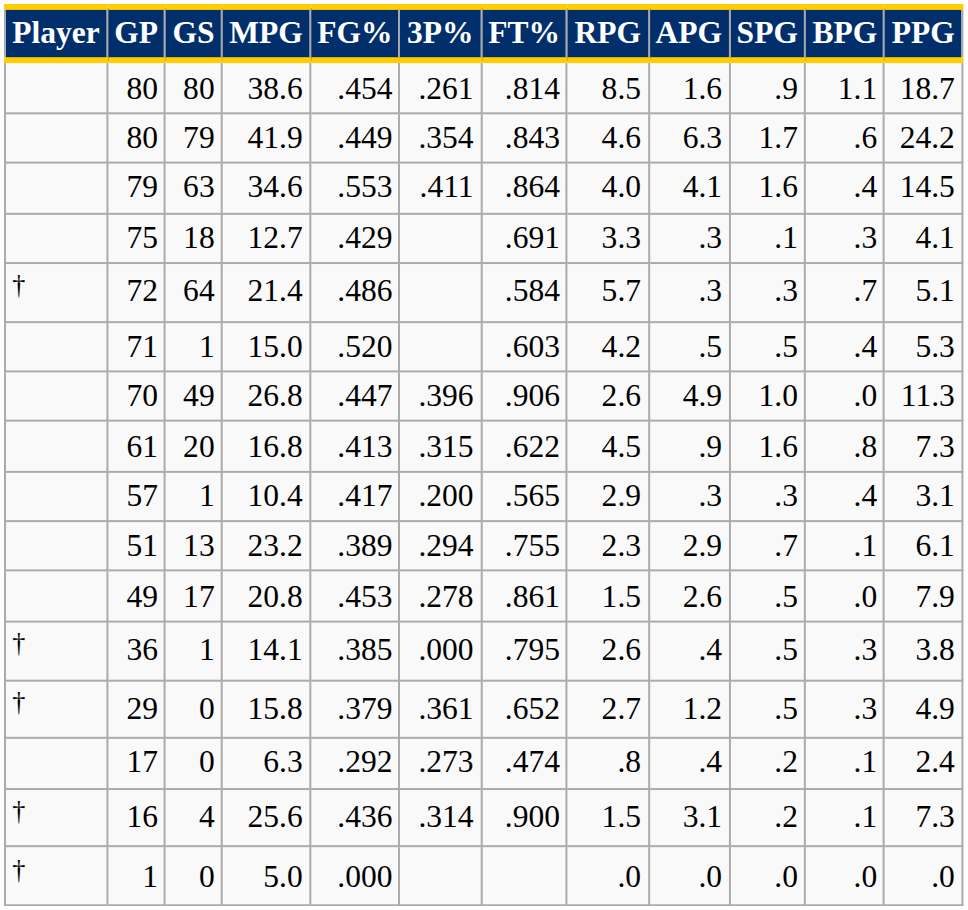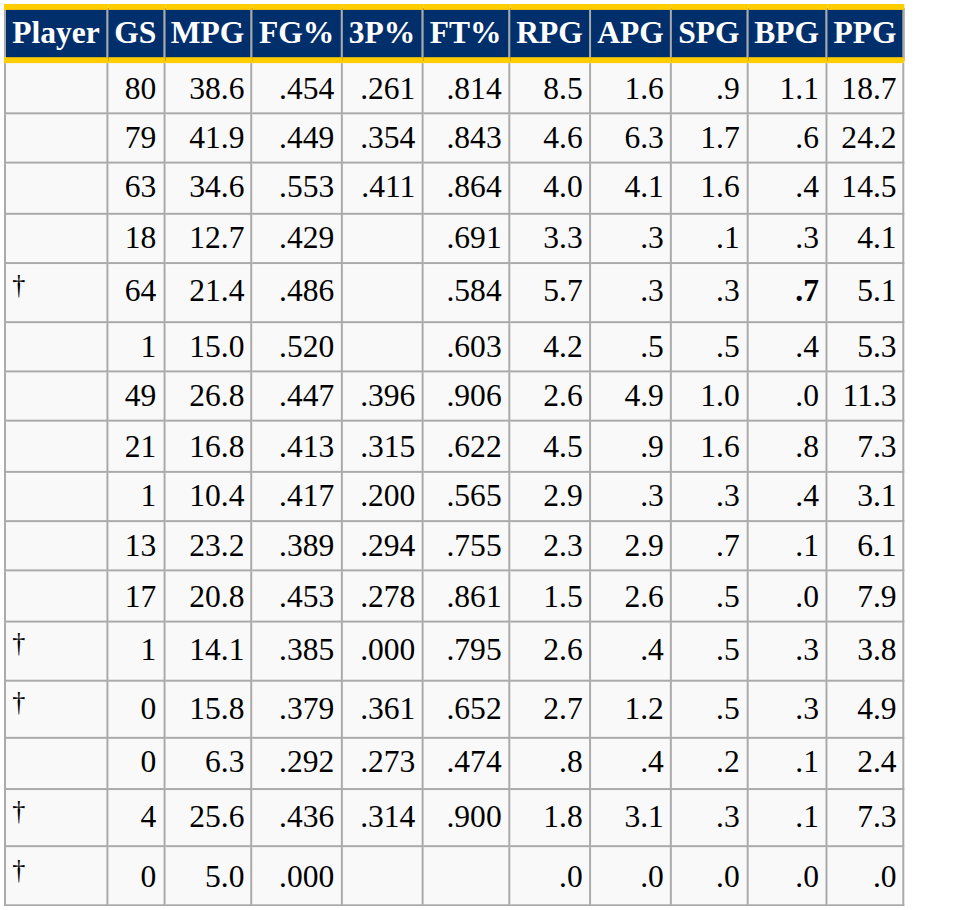- column: (136, 33)
(865, 291) normal -> (807, 291) bold
(199, 445) 20 -> (141, 445) 21
(621, 817) 1.5 -> (563, 817) 1.8
(786, 817) .2 -> (728, 817) .3
